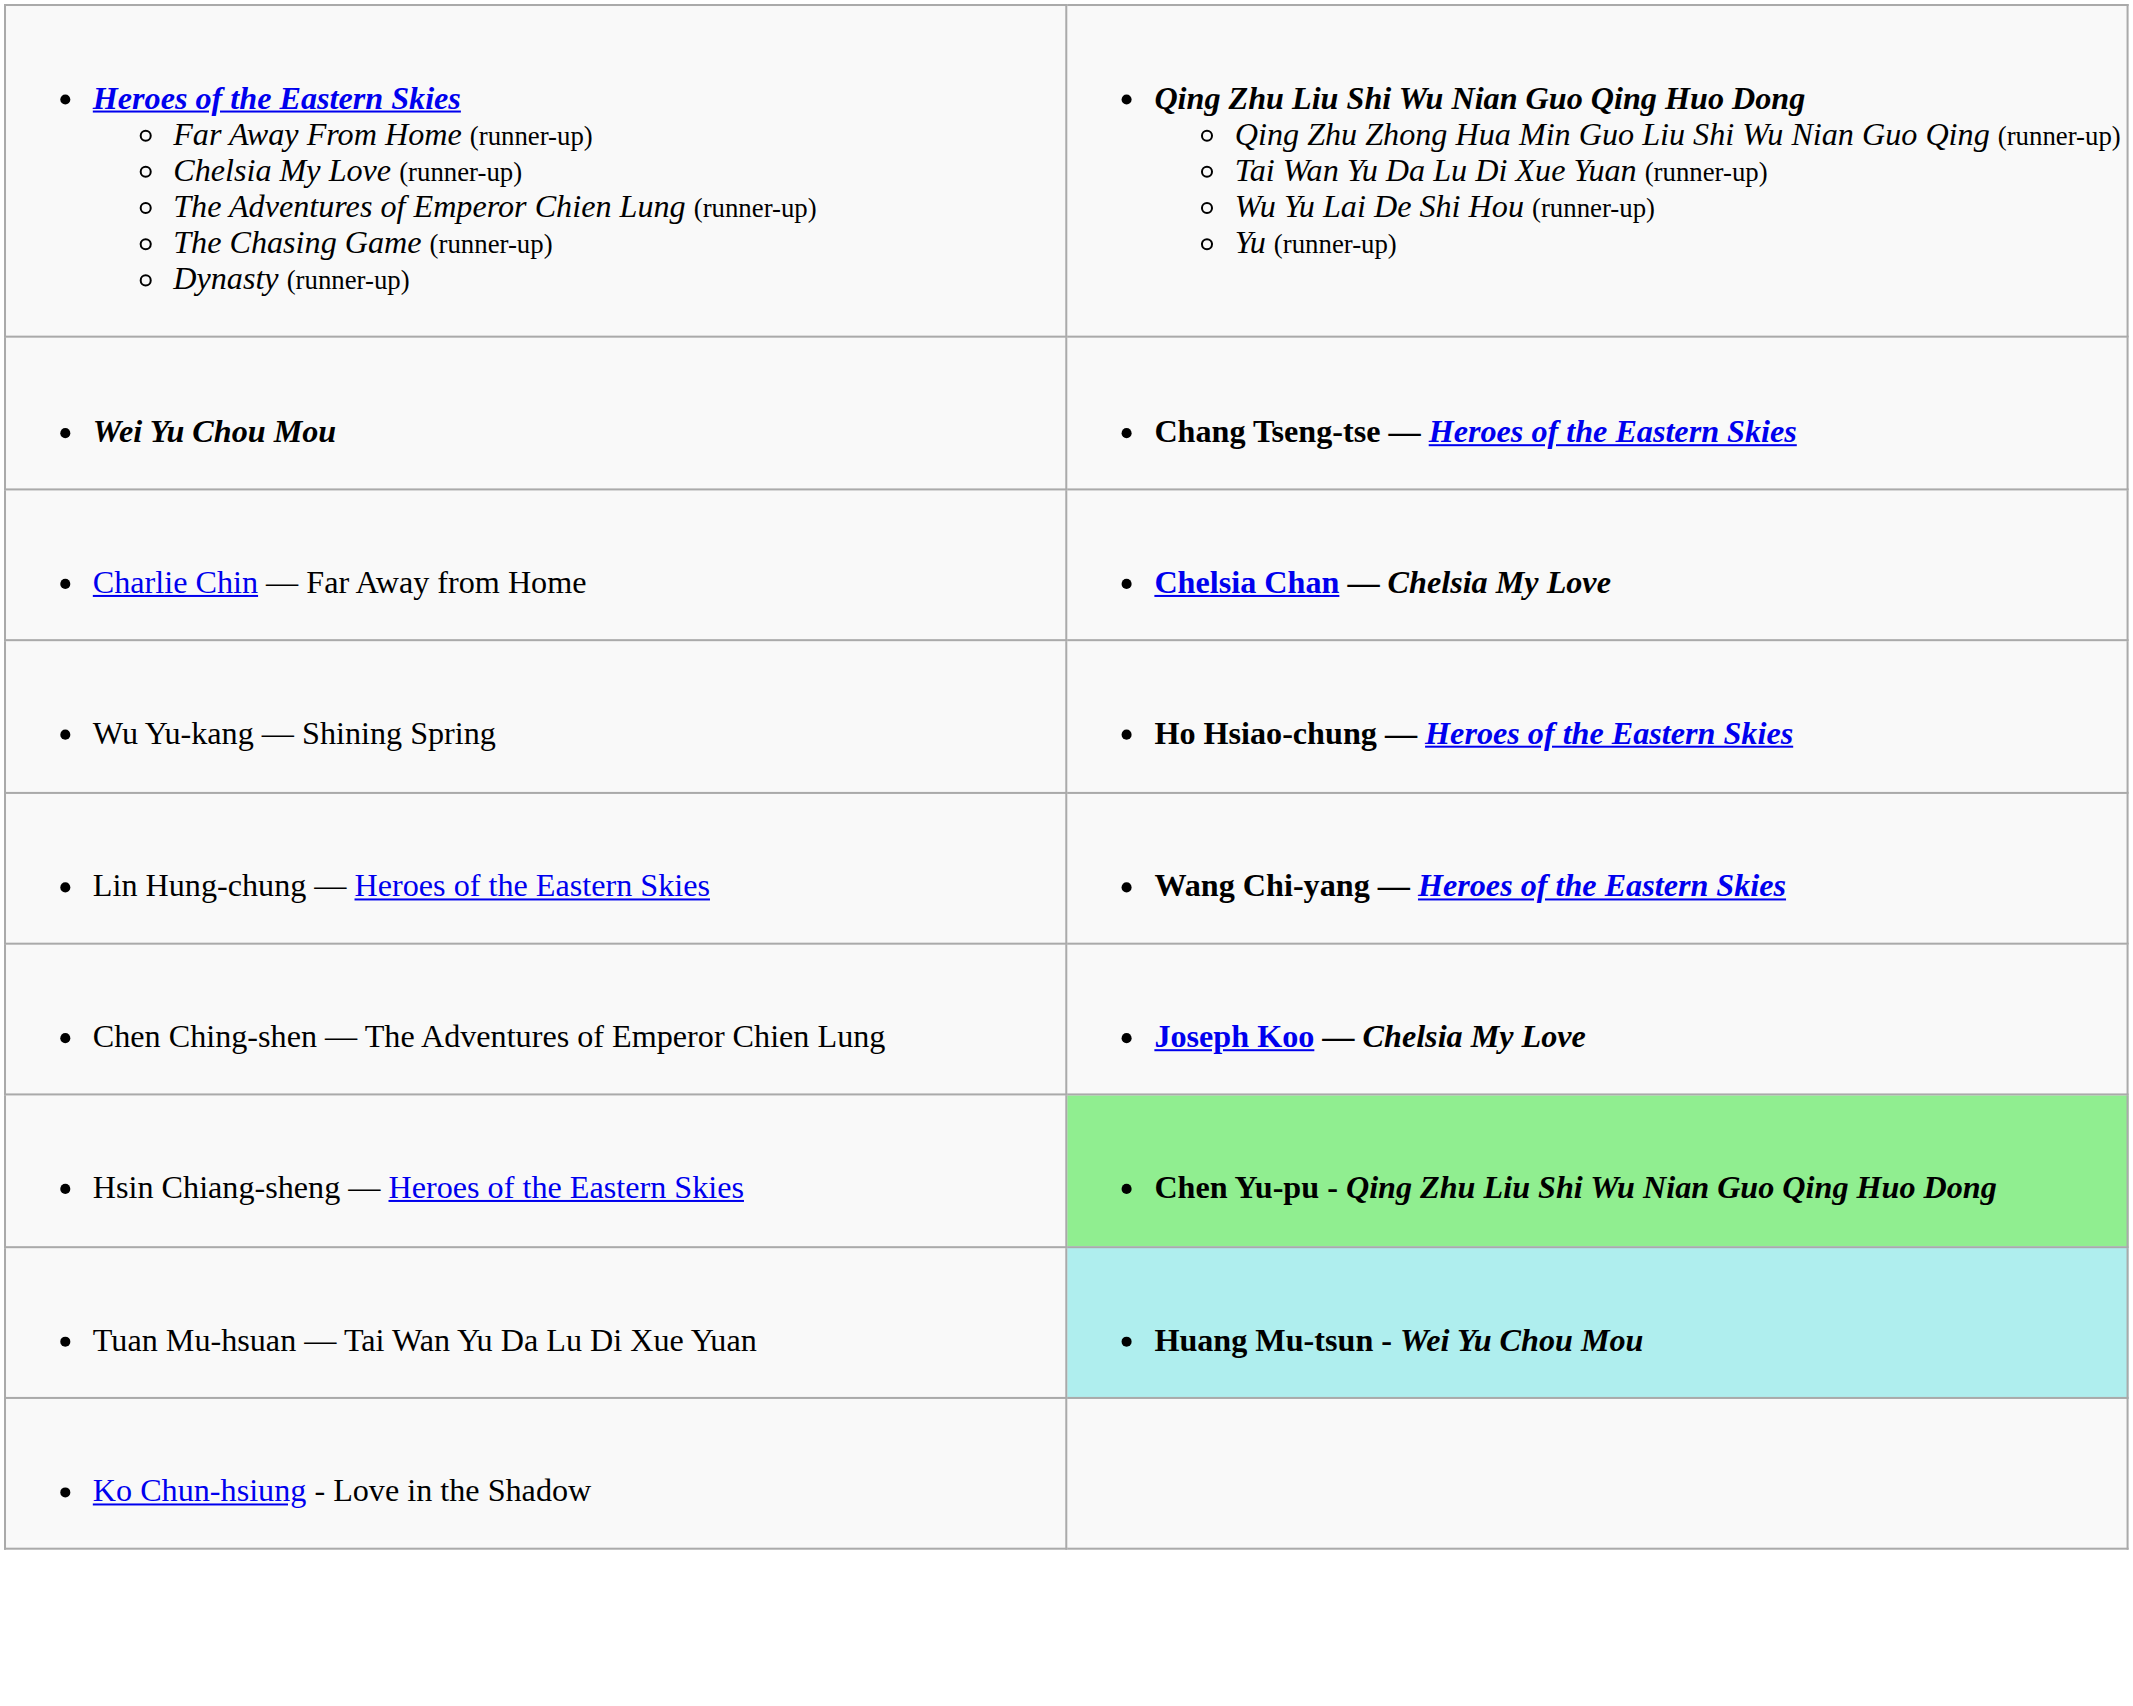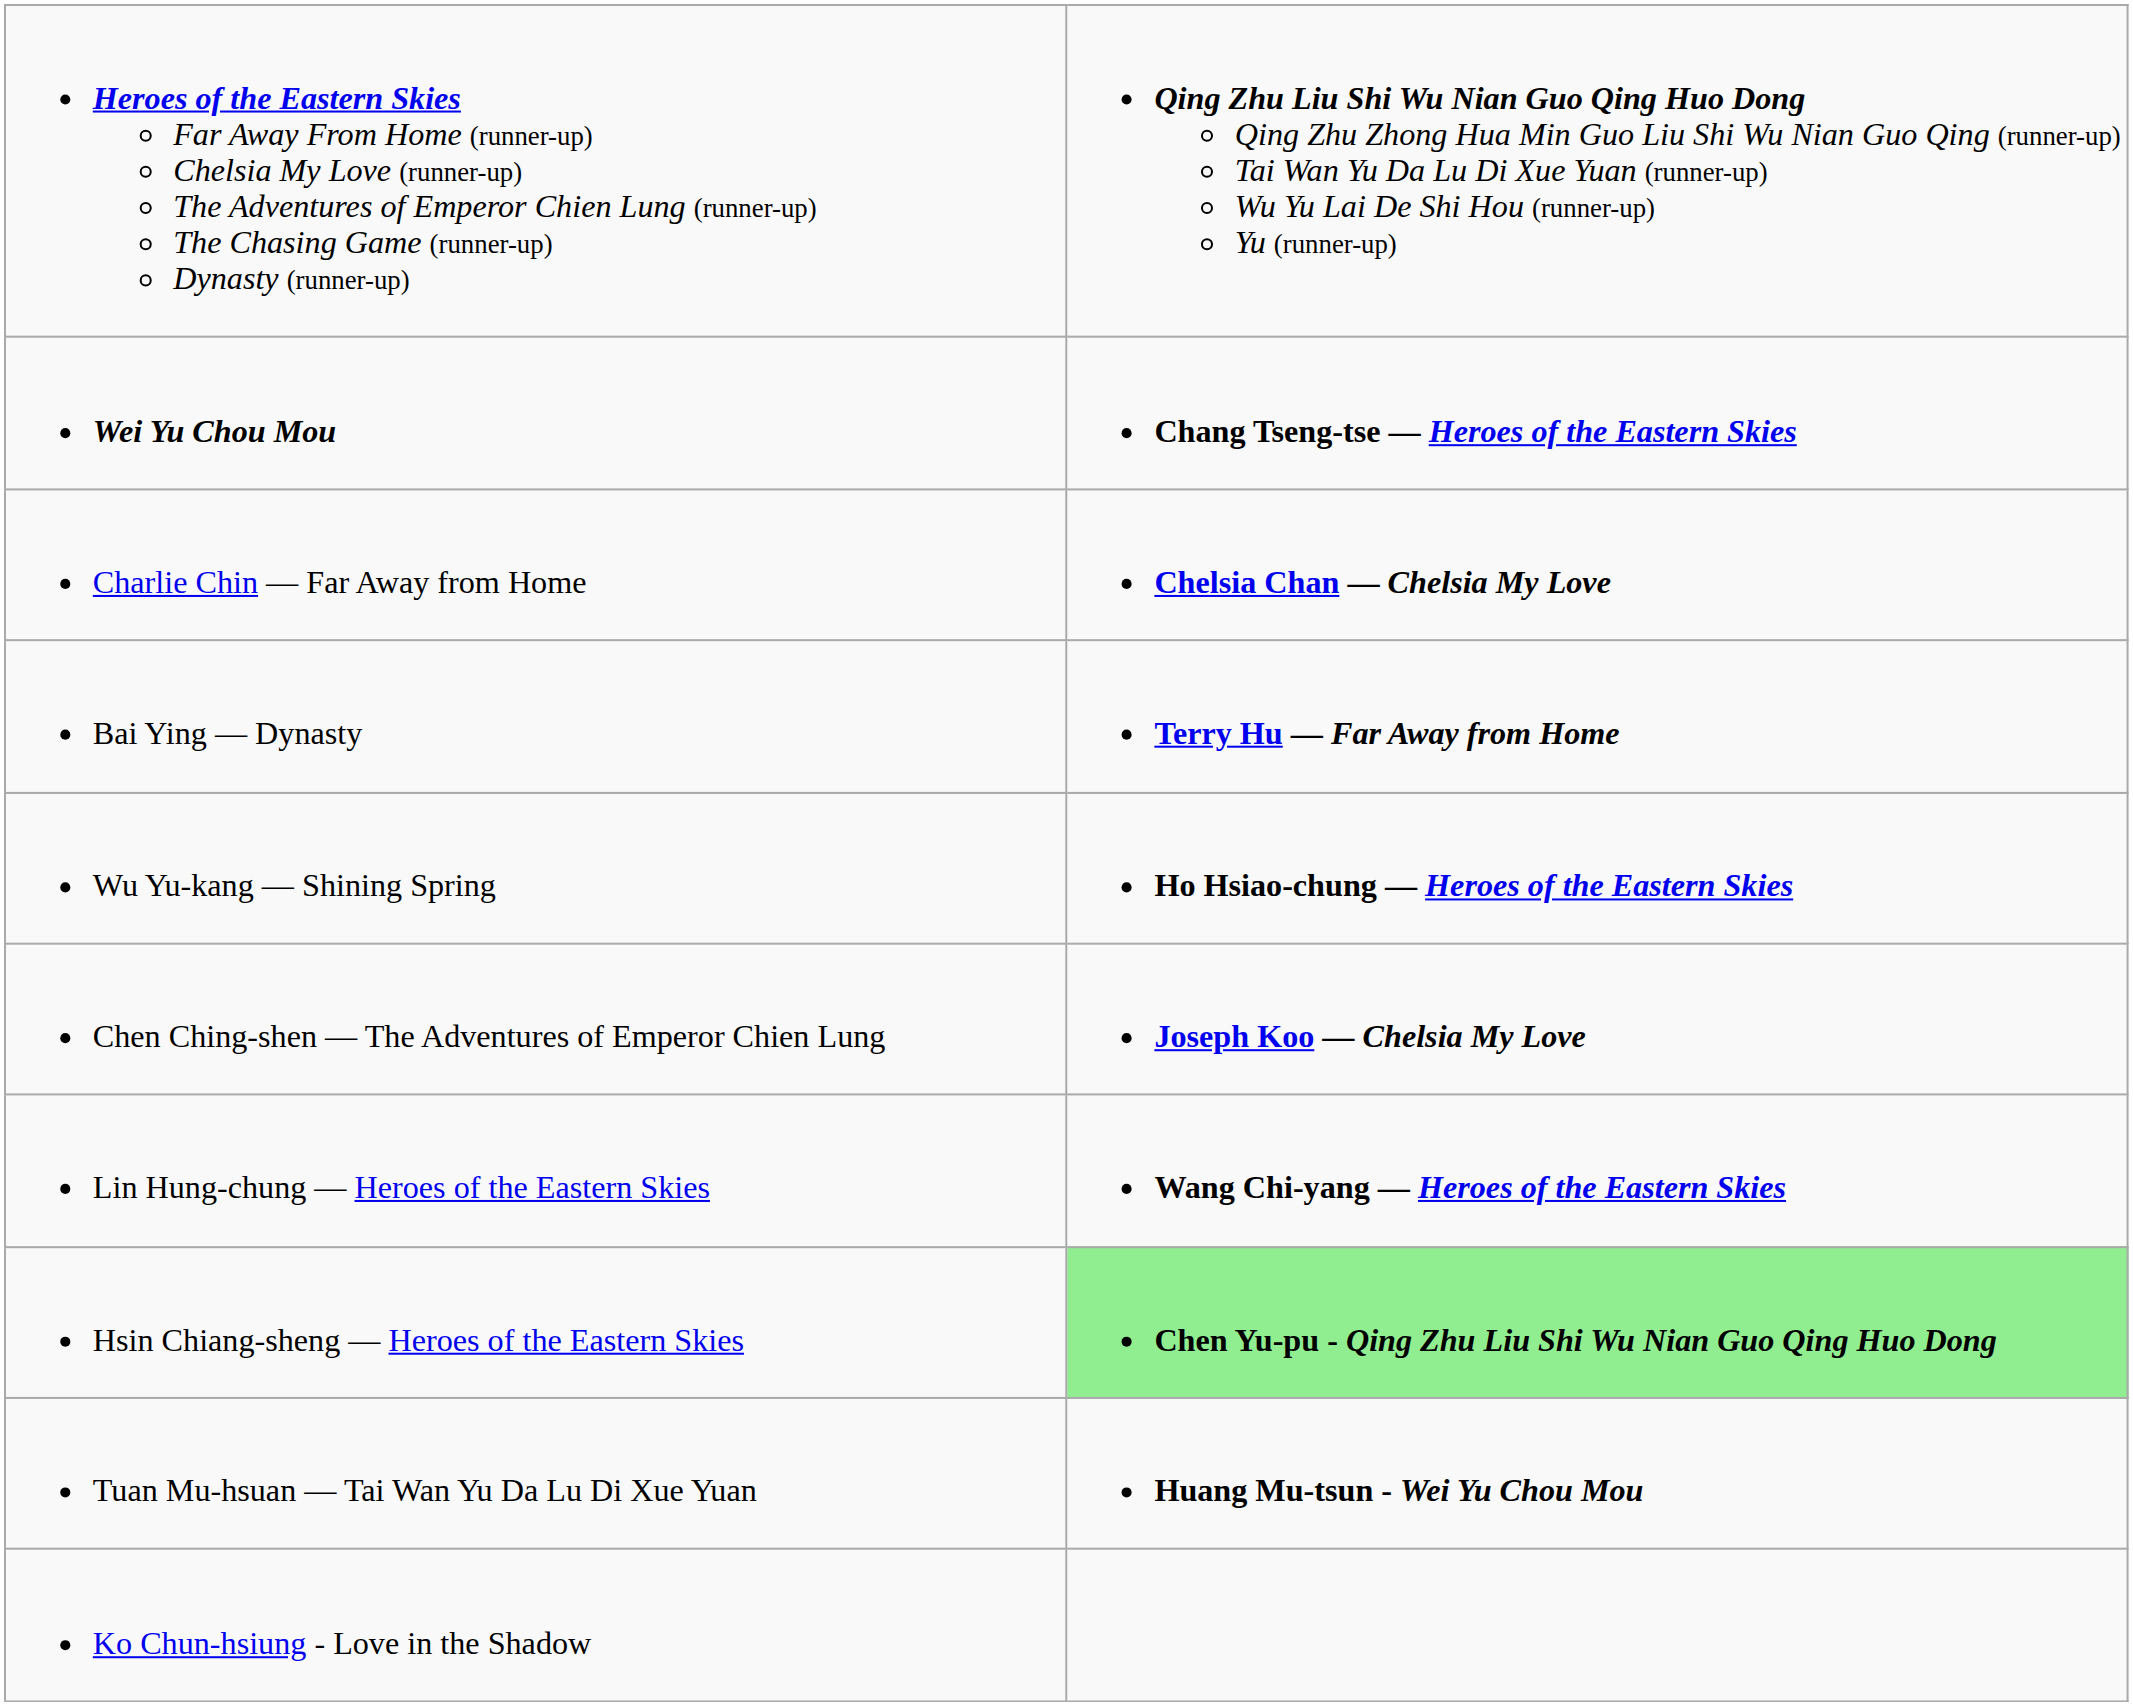+ row: (536, 734)
rows swapped: (536, 886) <-> (536, 1037)
(1597, 1340) paleturquoise background -> (1597, 1492) no background
